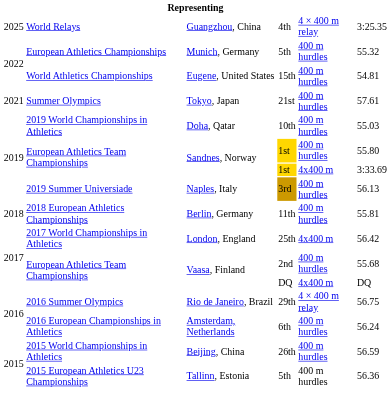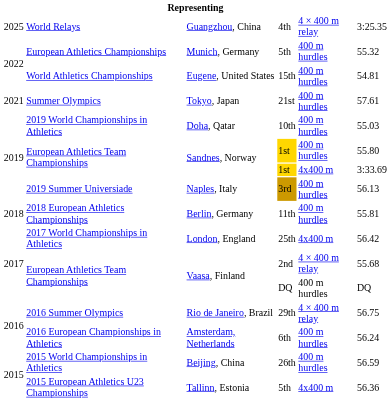(313, 263) 400 m hurdles -> (319, 263) 4 × 400 m relay
(316, 282) 4x400 m -> (313, 288) 400 m hurdles
(313, 376) 400 m hurdles -> (316, 387) 4x400 m
